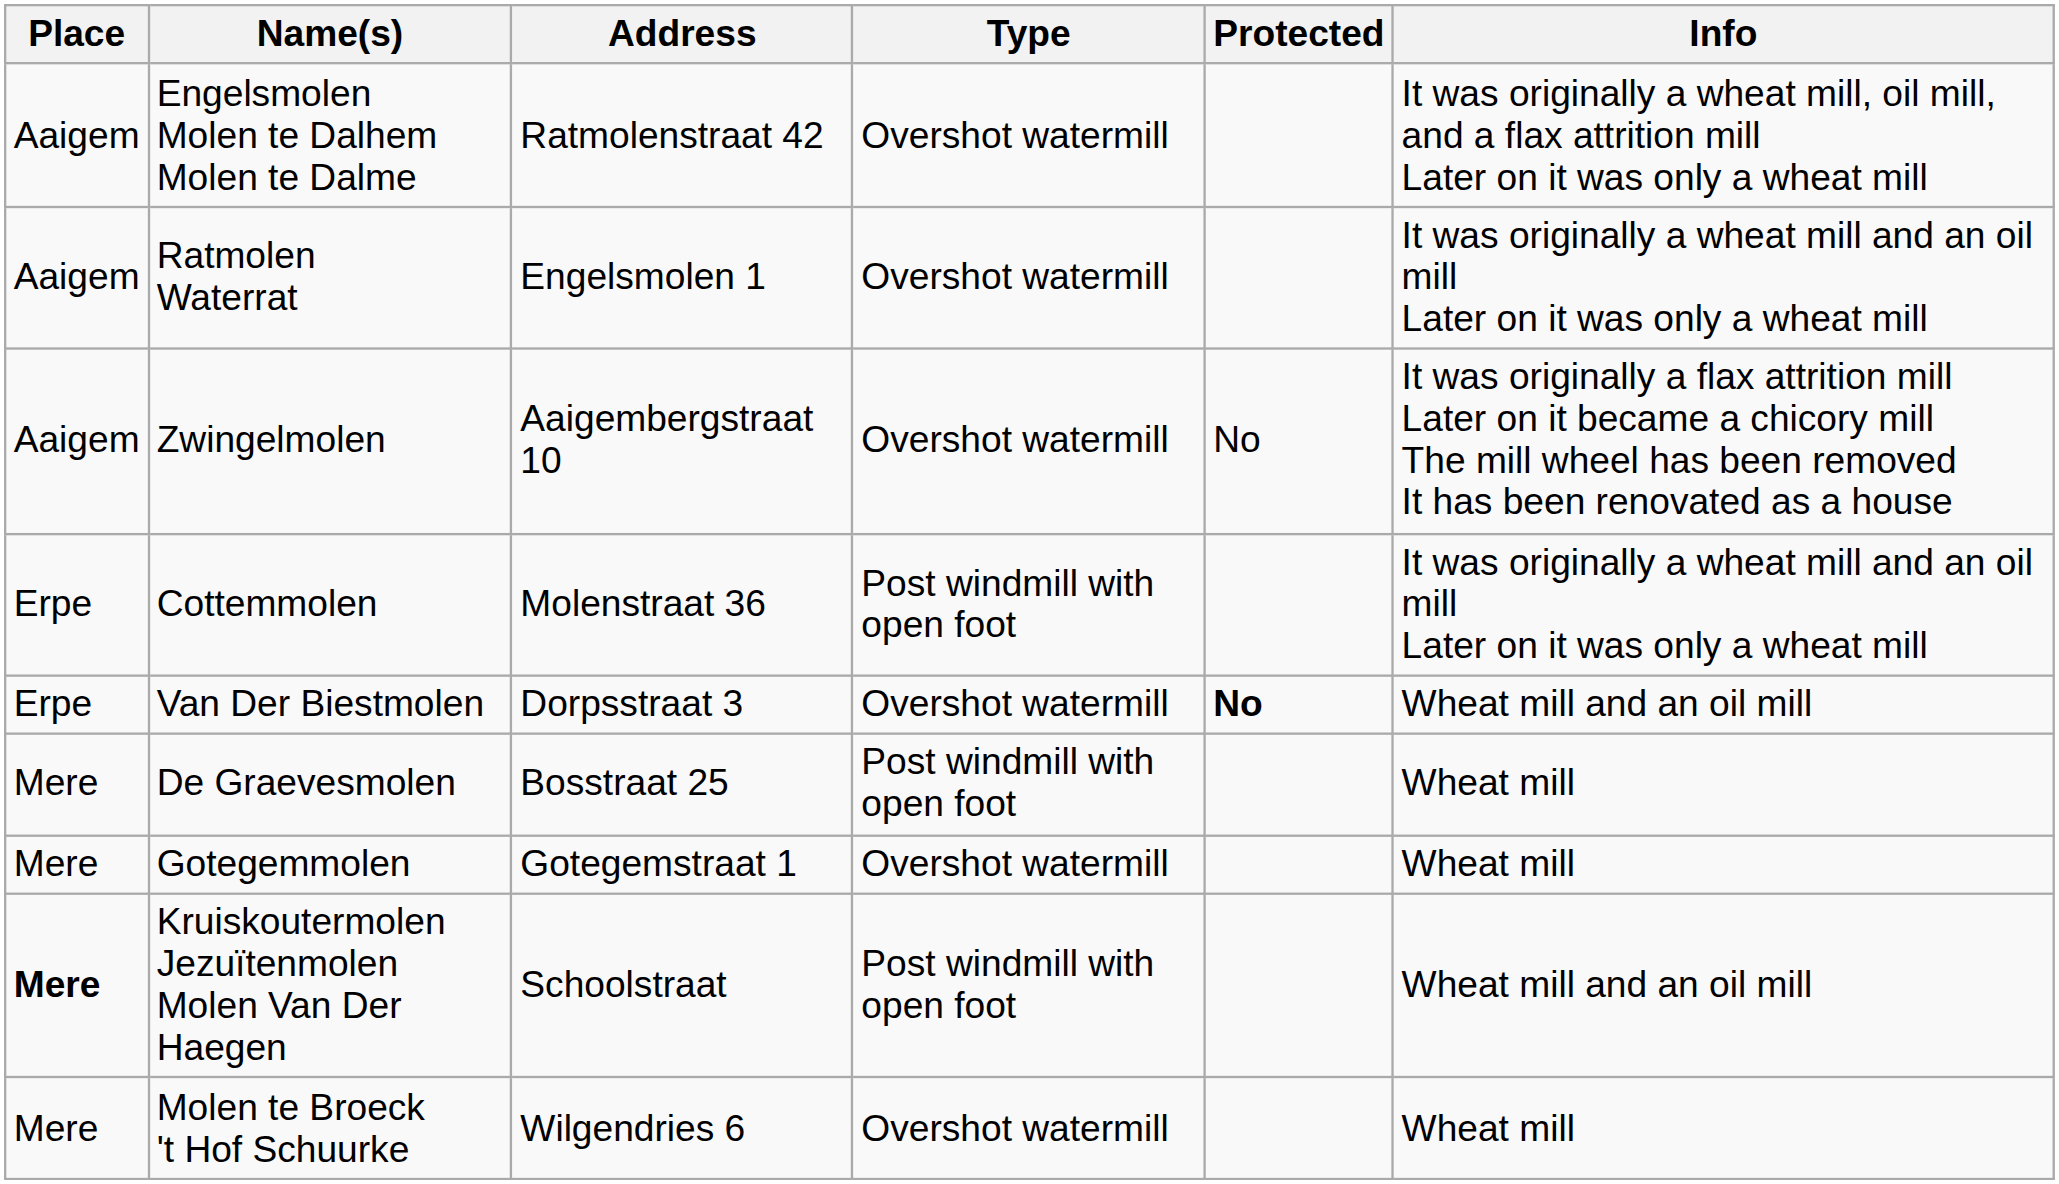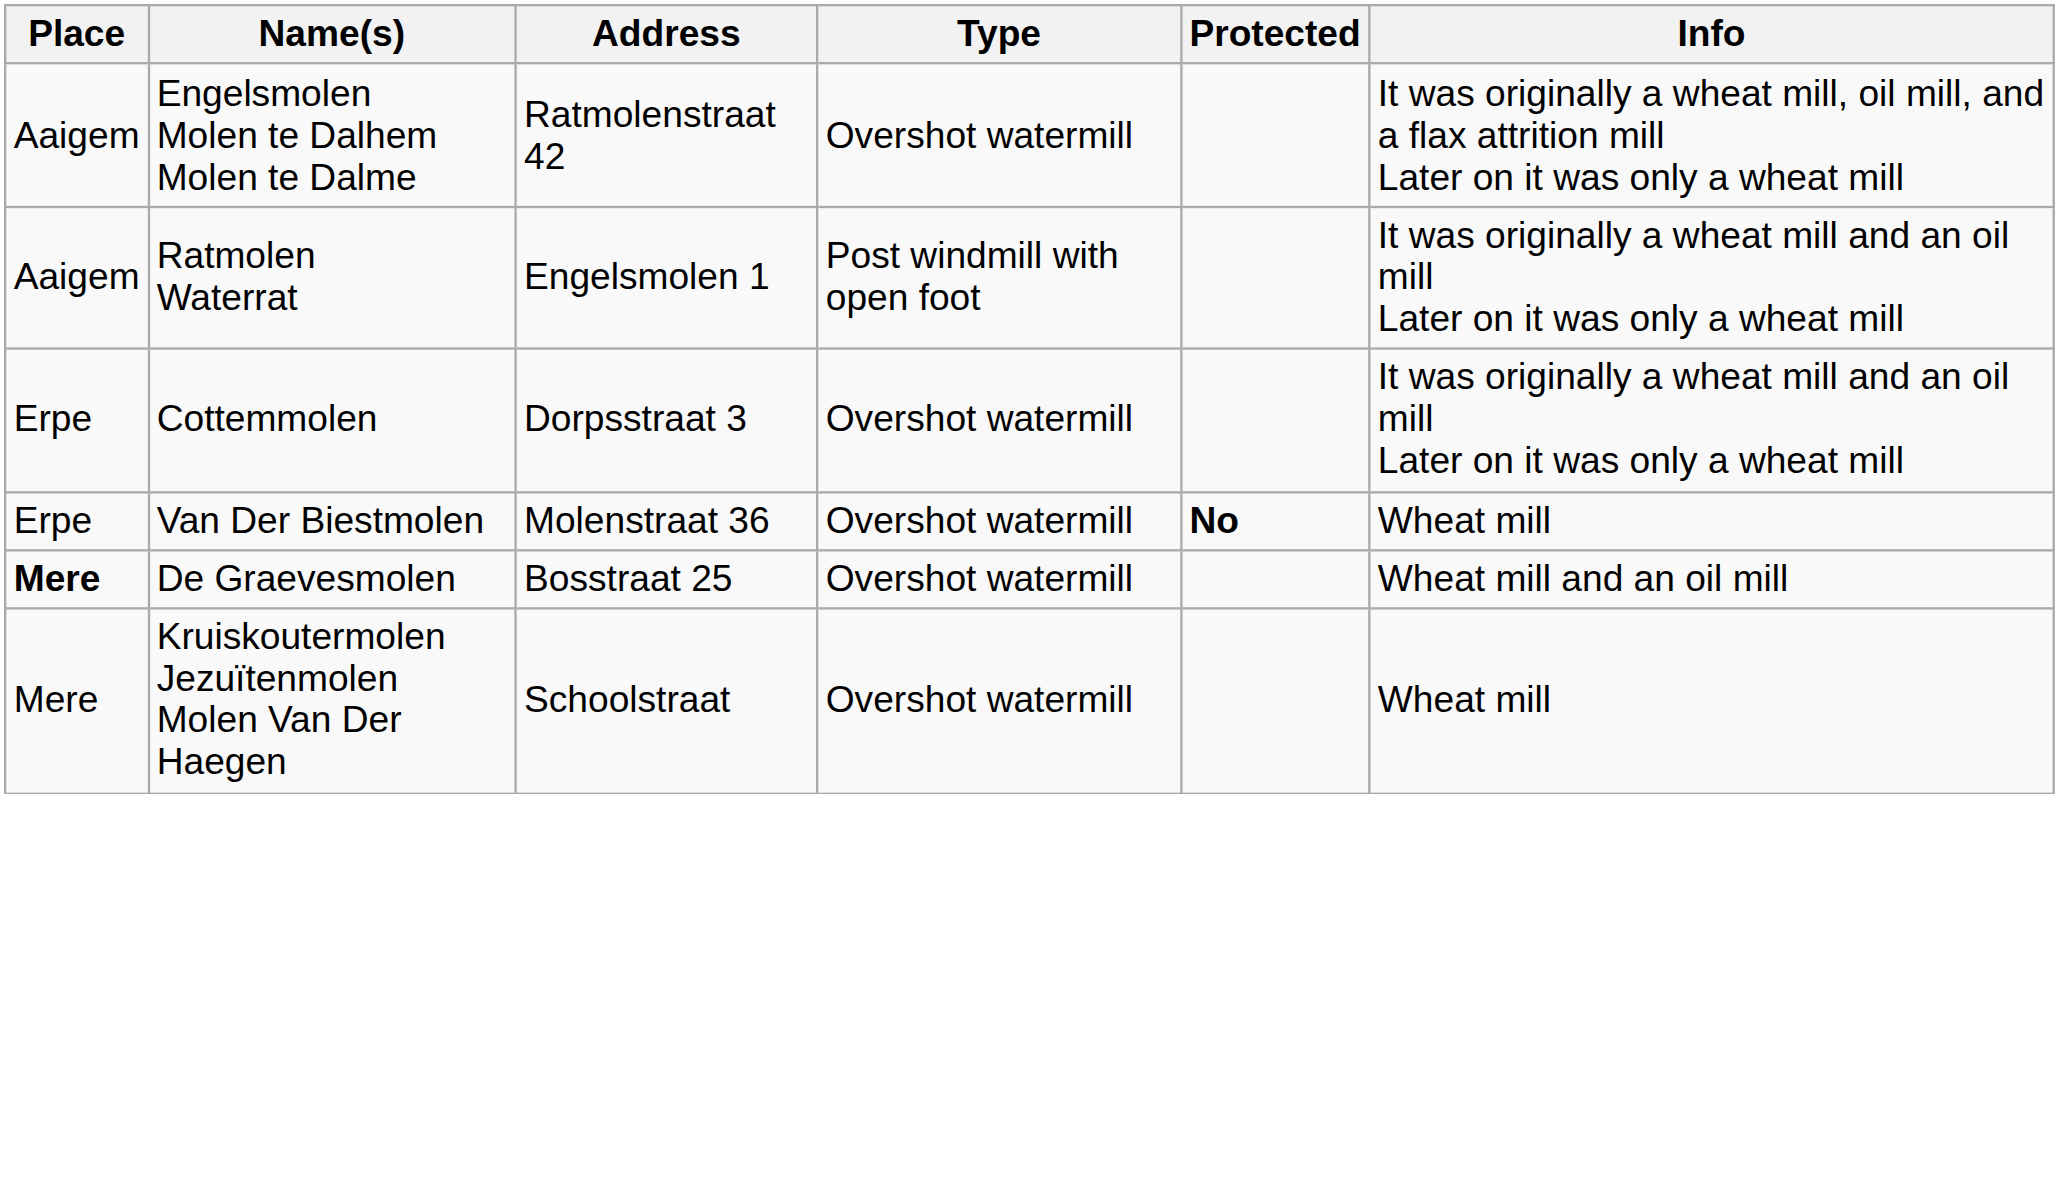(1015, 276) Overshot watermill -> (972, 276) Post windmill with open foot
- row: (271, 440)
(643, 603) Molenstraat 36 -> (635, 419) Dorpsstraat 3
(1008, 603) Post windmill with open foot -> (979, 419) Overshot watermill
(632, 704) Dorpsstraat 3 -> (647, 519) Molenstraat 36
(1607, 704) Wheat mill and an oil mill -> (1464, 519) Wheat mill
(56, 783) normal -> (57, 578) bold
(1008, 783) Post windmill with open foot -> (979, 578) Overshot watermill
(1488, 783) Wheat mill -> (1583, 578) Wheat mill and an oil mill
- row: (284, 863)
(57, 985) bold -> (56, 700) normal
(1008, 985) Post windmill with open foot -> (979, 700) Overshot watermill
(1607, 985) Wheat mill and an oil mill -> (1464, 700) Wheat mill
- row: (291, 1127)
